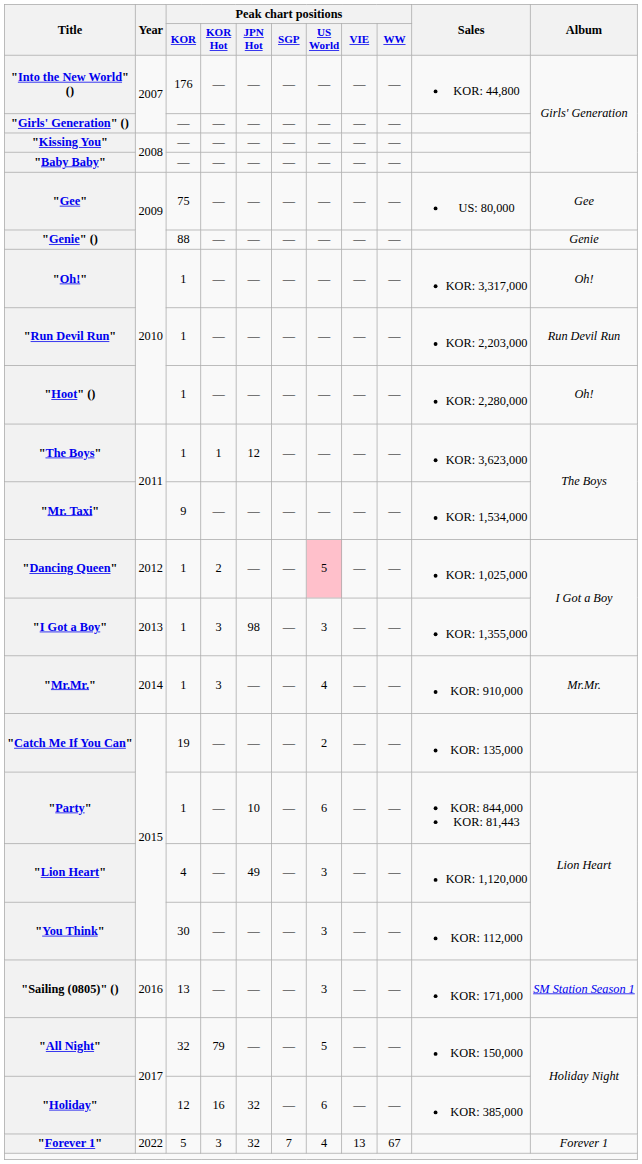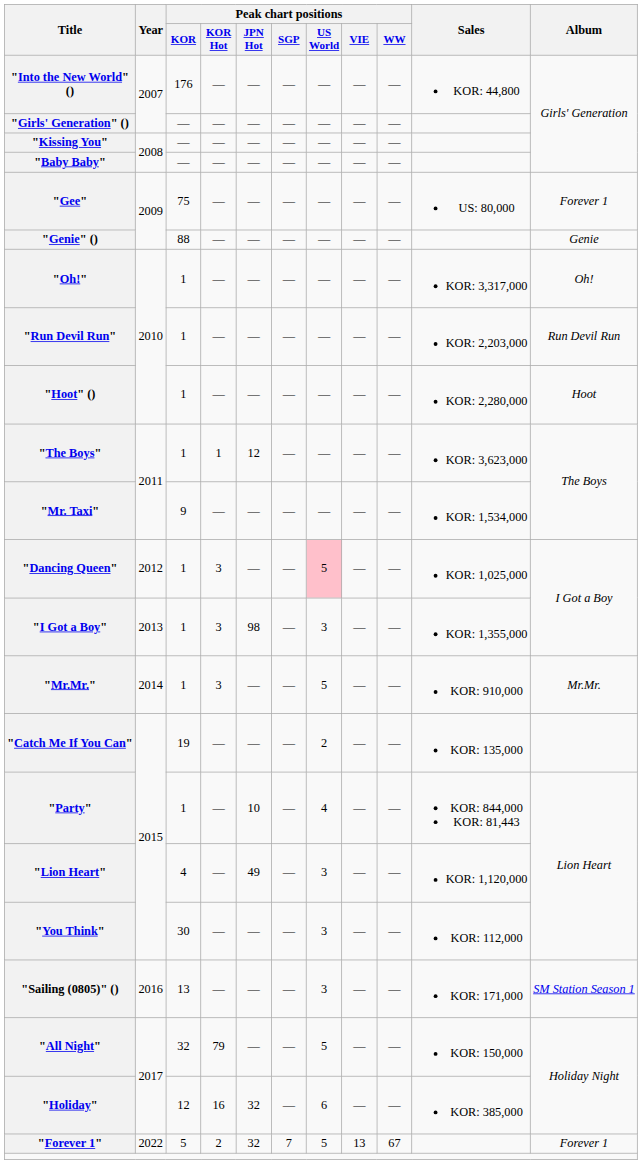(584, 201) Gee -> (584, 201) Forever 1
(584, 394) Oh! -> (584, 394) Hoot
(219, 568) 2 -> (219, 568) 3
(324, 684) 4 -> (324, 684) 5
(324, 807) 6 -> (324, 807) 4
(219, 1143) 3 -> (219, 1143) 2
(324, 1143) 4 -> (324, 1143) 5
